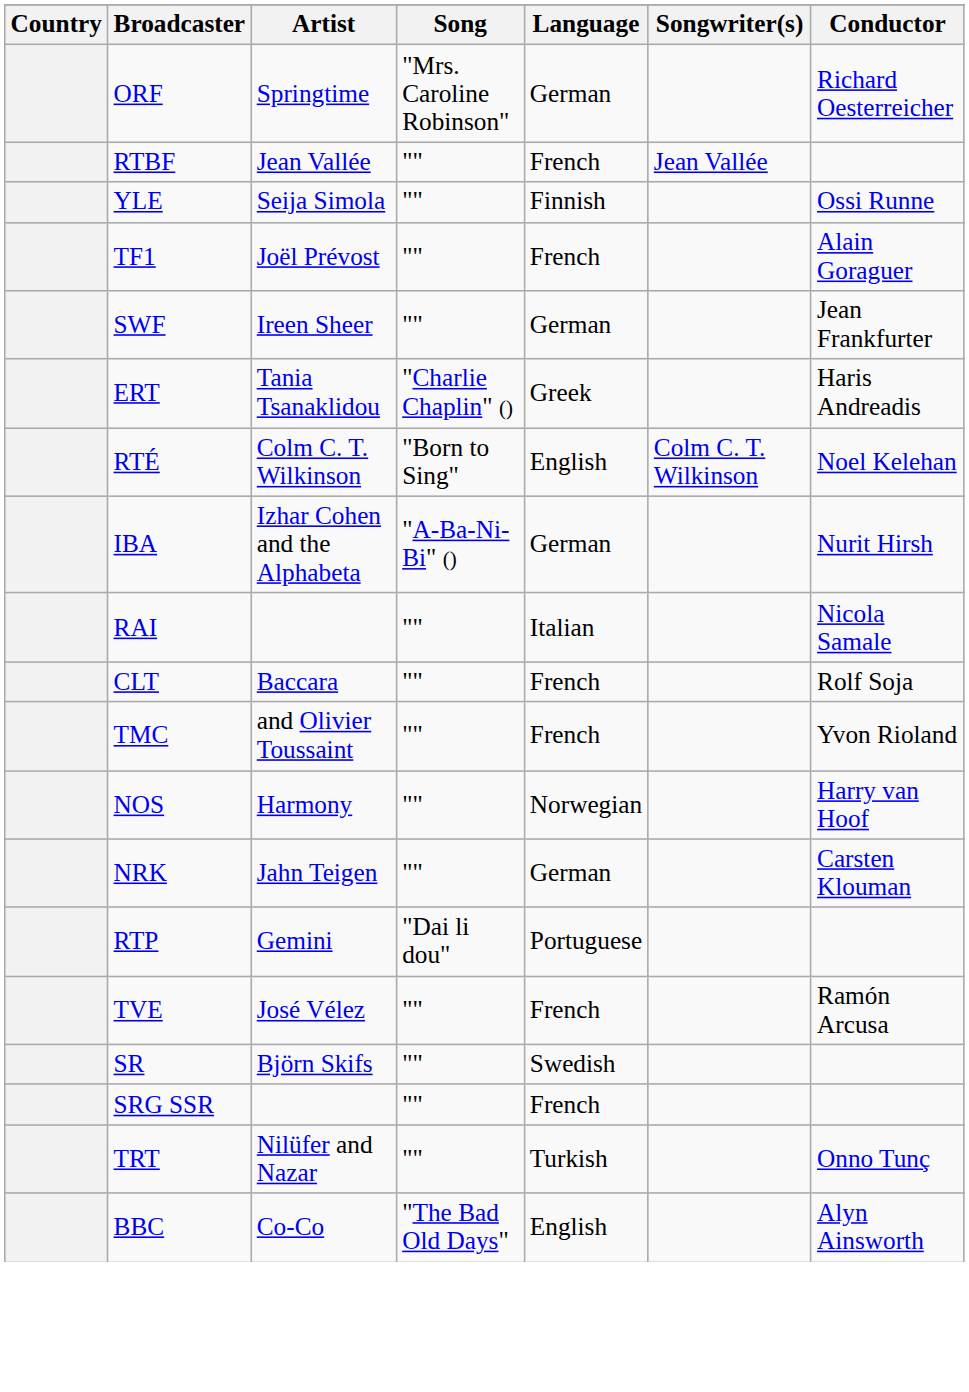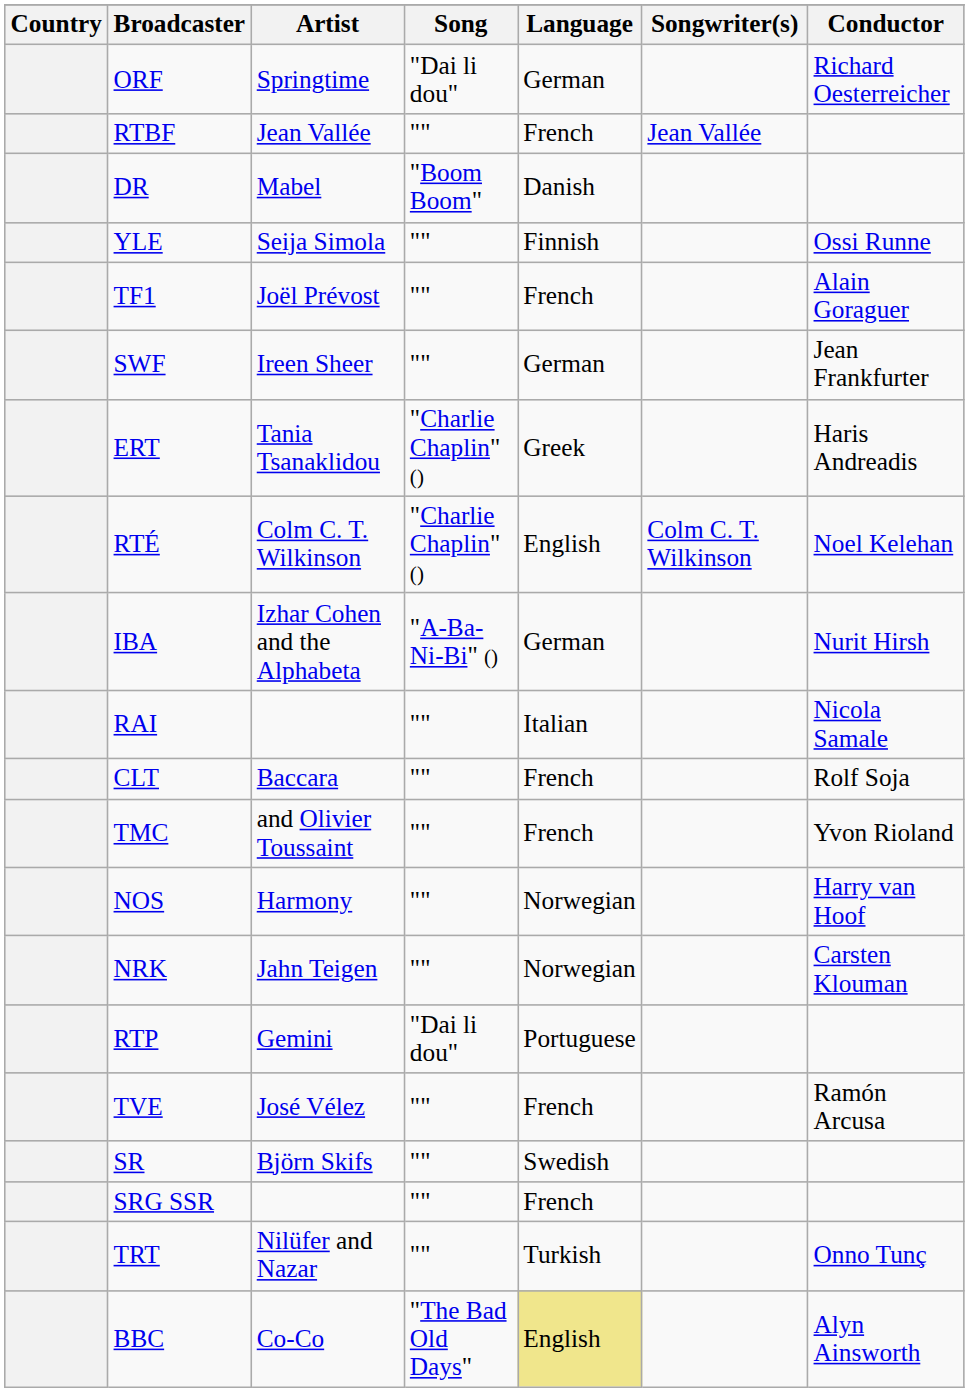(456, 93) "Mrs. Caroline Robinson" -> (443, 78) "Dai li dou"
+ row: (131, 187)
(446, 461) "Born to Sing" -> (455, 544) "Charlie Chaplin" ()
(571, 872) German -> (580, 969) Norwegian
(568, 1227) no background -> (562, 1338) khaki background
